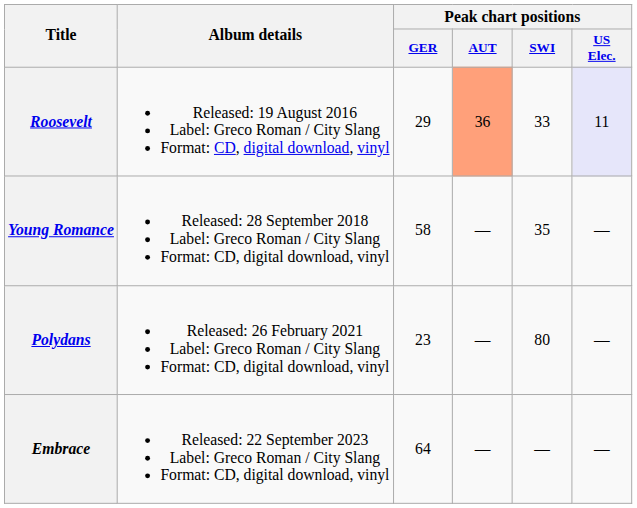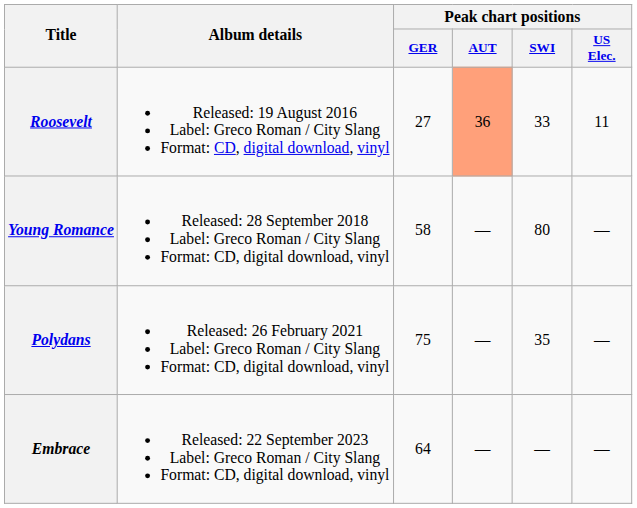(423, 121) 29 -> (423, 121) 27
(602, 121) lavender background -> (602, 121) no background
(542, 230) 35 -> (542, 230) 80
(423, 339) 23 -> (423, 339) 75
(542, 339) 80 -> (542, 339) 35
